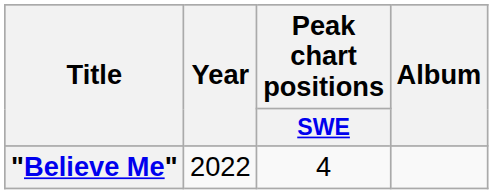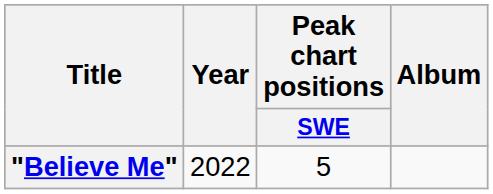(324, 166) 4 -> (324, 166) 5
